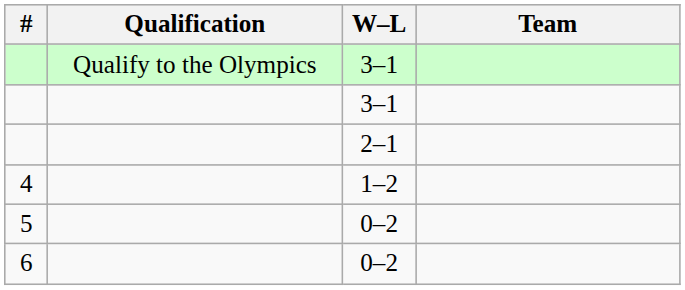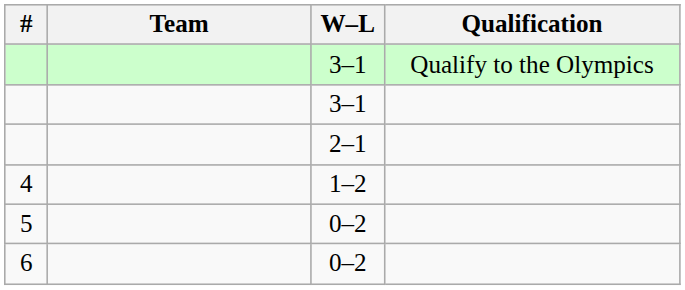columns swapped: (548, 24) <-> (195, 24)
